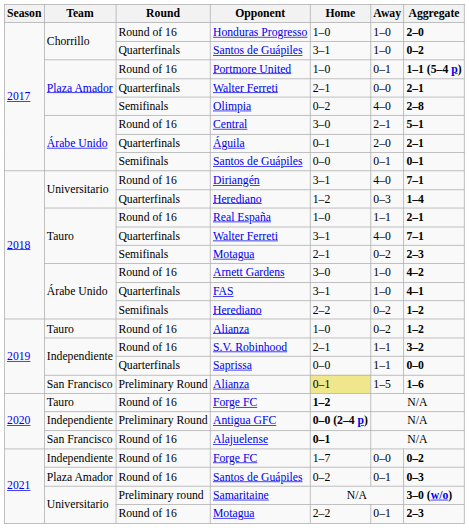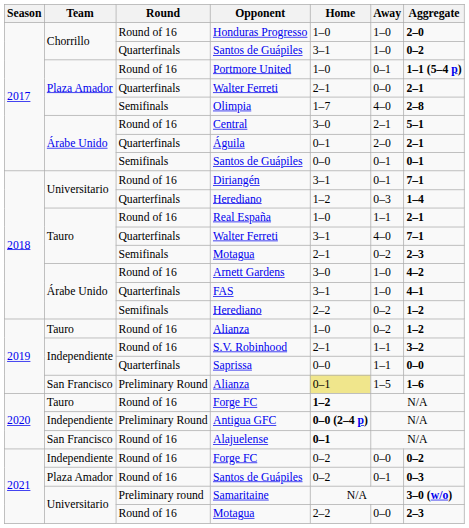(322, 106) 0–2 -> (322, 106) 1–7
(382, 180) 4–0 -> (382, 180) 0–1
(322, 458) 1–7 -> (322, 458) 0–2
(382, 513) 0–1 -> (382, 513) 0–0
